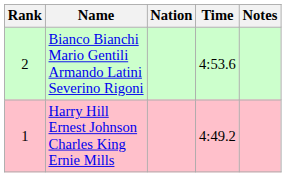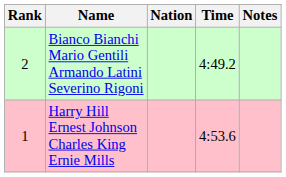(217, 63) 4:53.6 -> (217, 63) 4:49.2
(217, 135) 4:49.2 -> (217, 135) 4:53.6
